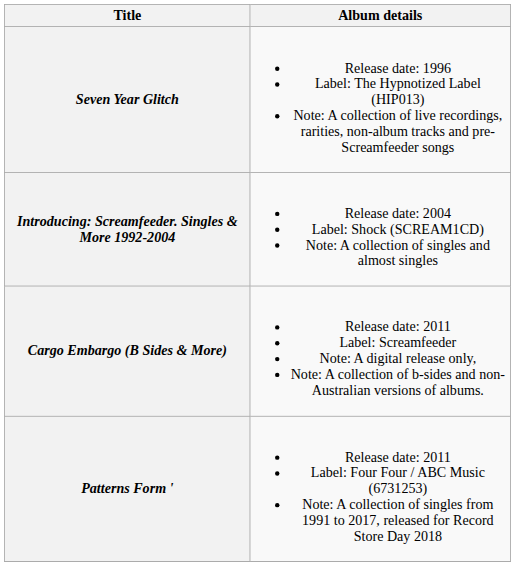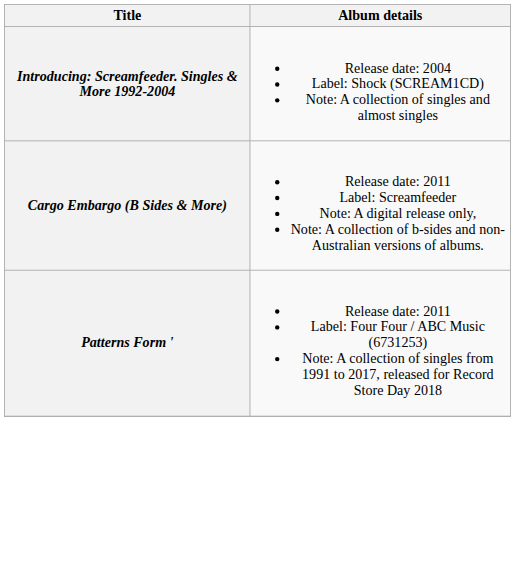- row: (127, 99)
